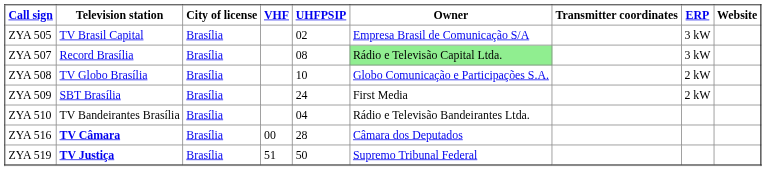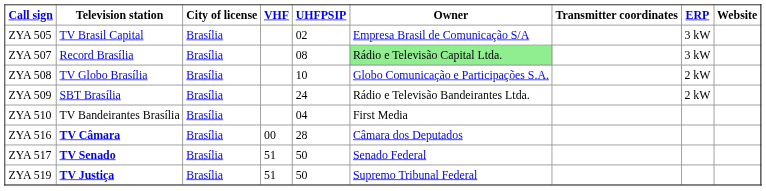(380, 95) First Media -> (441, 95) Rádio e Televisão Bandeirantes Ltda.
(441, 115) Rádio e Televisão Bandeirantes Ltda. -> (380, 115) First Media
+ row: (30, 155)
